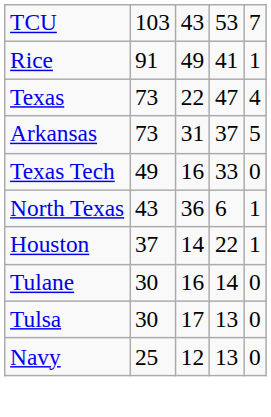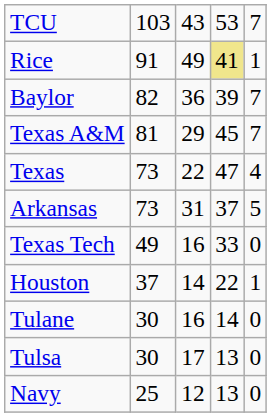(227, 60) no background -> (227, 60) khaki background
+ row: (42, 97)
+ row: (67, 134)
- row: (67, 208)
